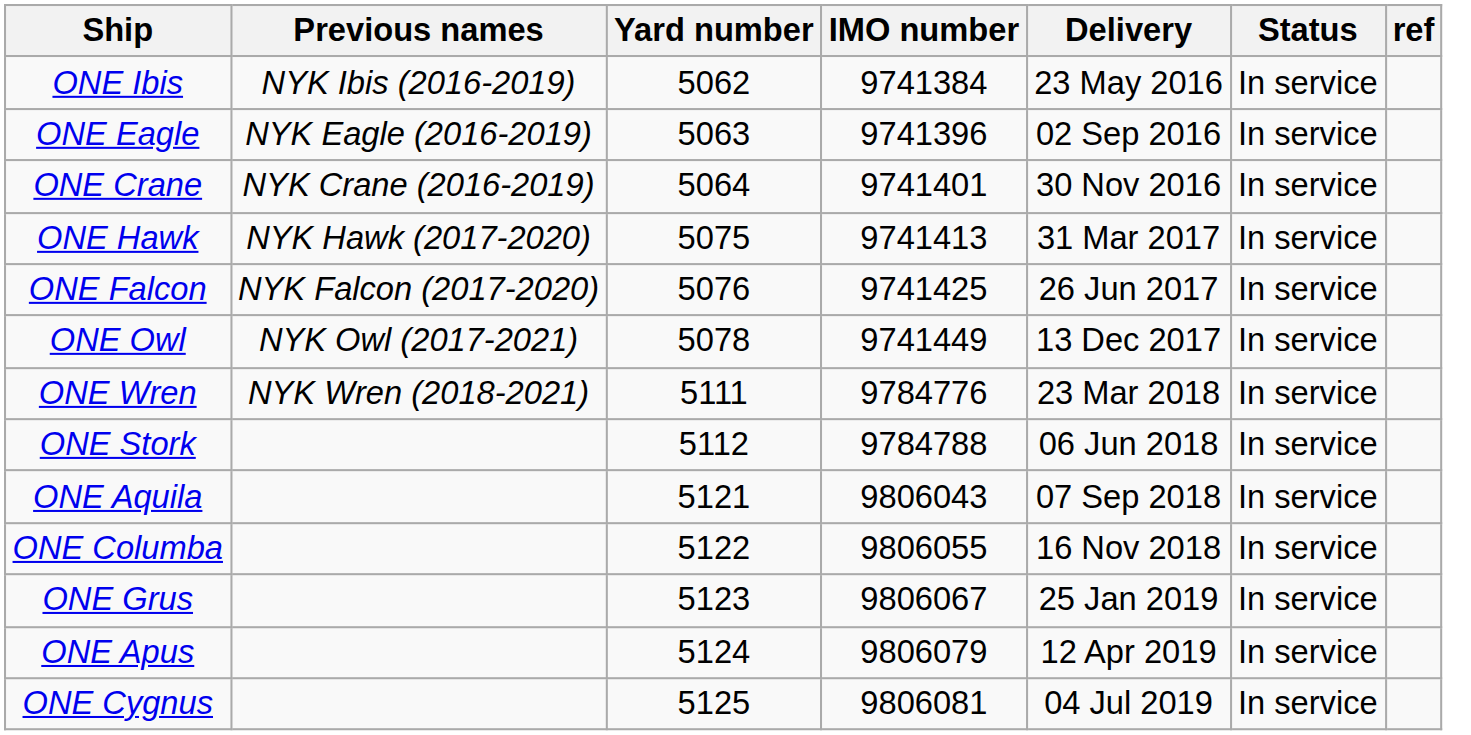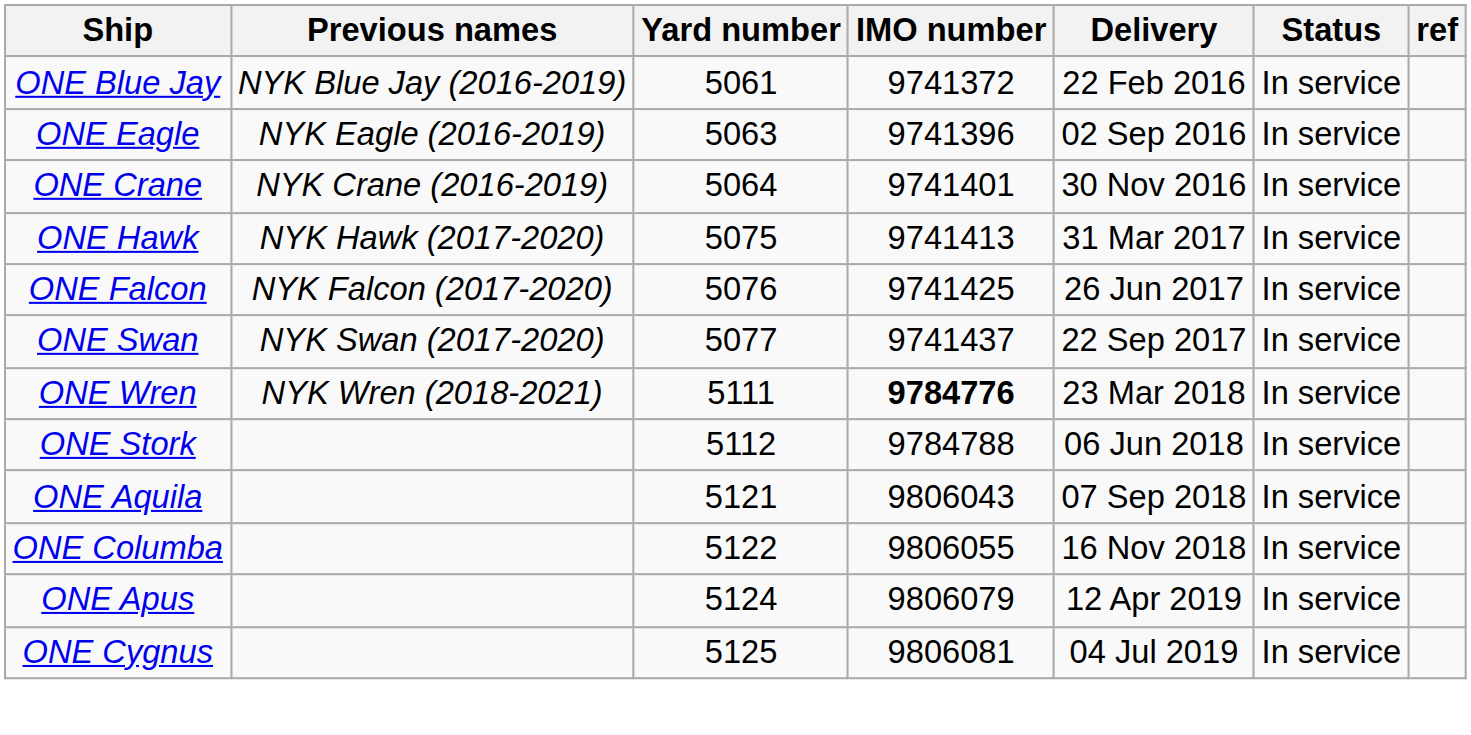+ row: (118, 82)
- row: (118, 82)
+ row: (118, 340)
- row: (118, 340)
(924, 392) normal -> (951, 392) bold
- row: (118, 599)
